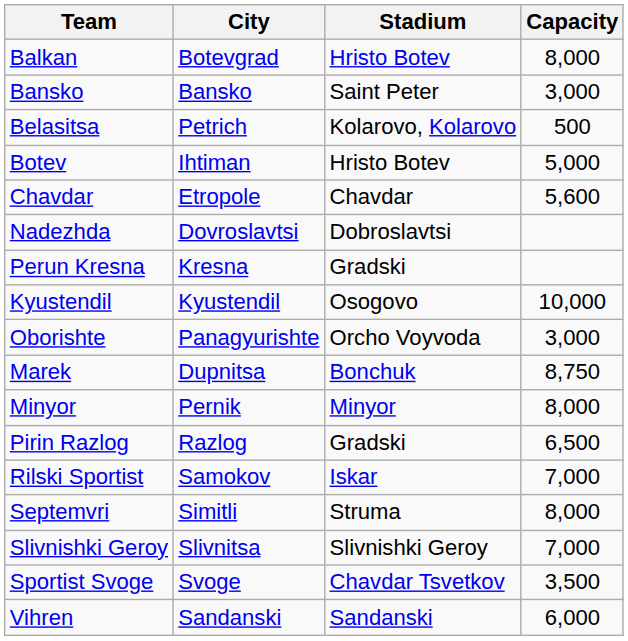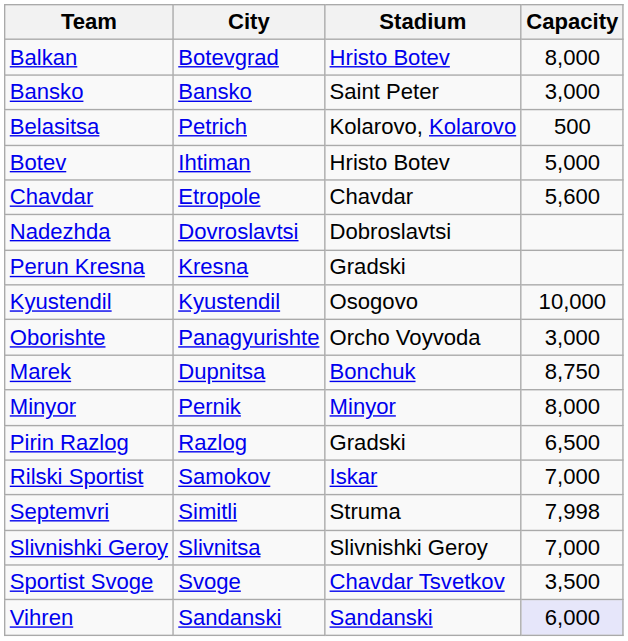(572, 512) 8,000 -> (572, 512) 7,998
(572, 617) no background -> (572, 617) lavender background
